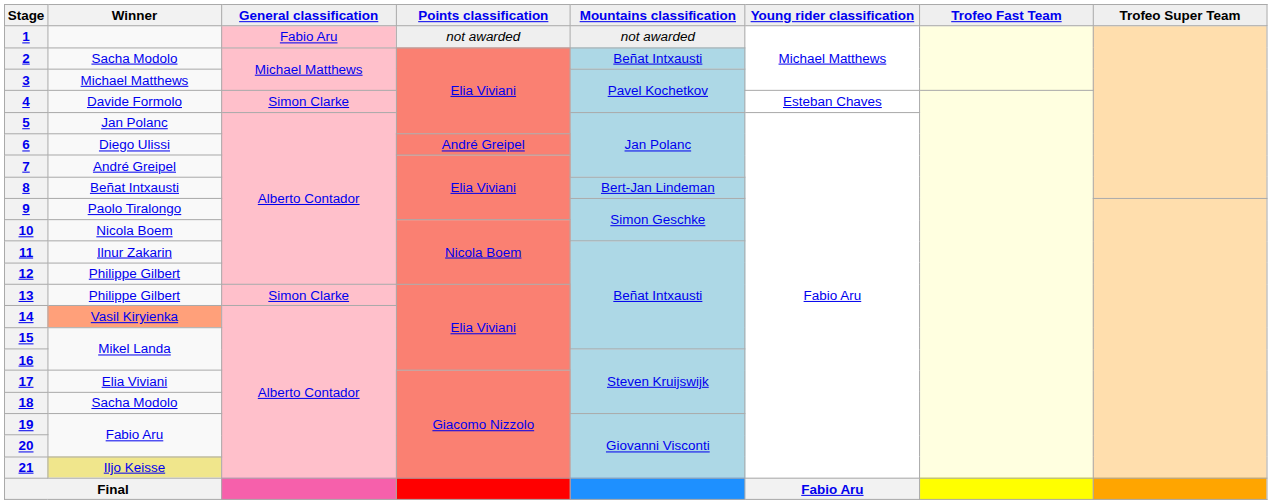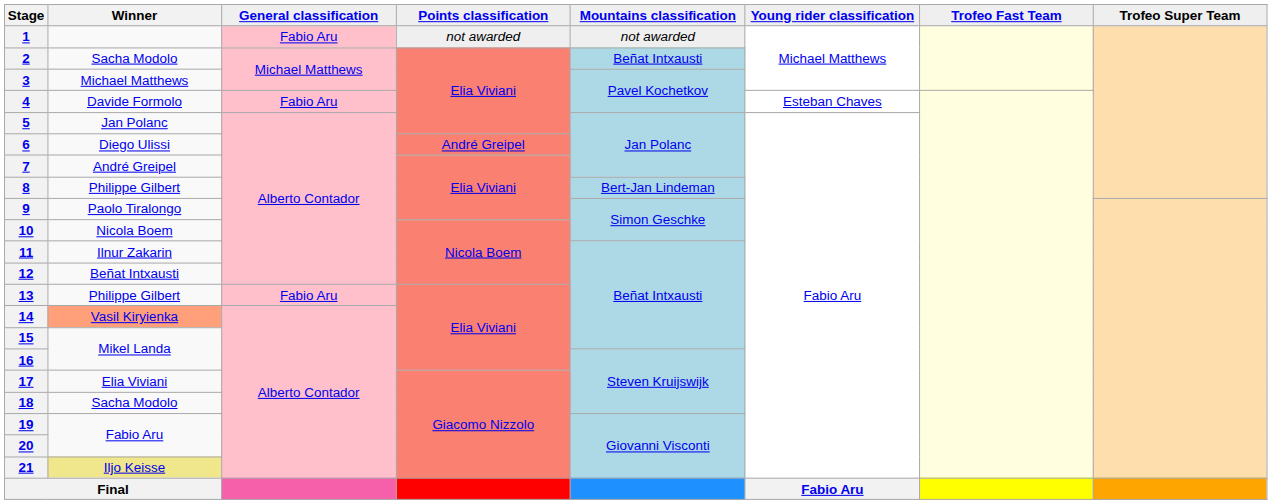(309, 102) Simon Clarke -> (309, 102) Fabio Aru
(134, 188) Beñat Intxausti -> (134, 188) Philippe Gilbert
(134, 274) Philippe Gilbert -> (134, 274) Beñat Intxausti
(309, 295) Simon Clarke -> (309, 295) Fabio Aru
